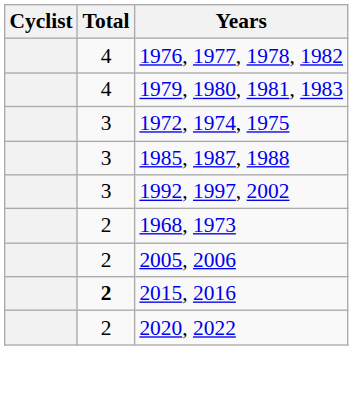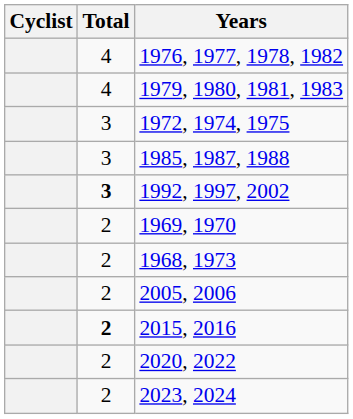(106, 191) normal -> (106, 191) bold
+ row: (188, 225)
+ row: (188, 395)
